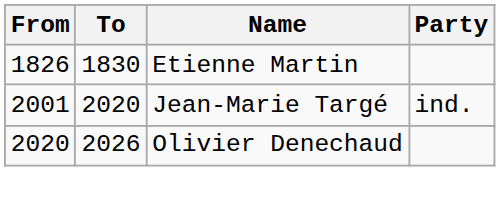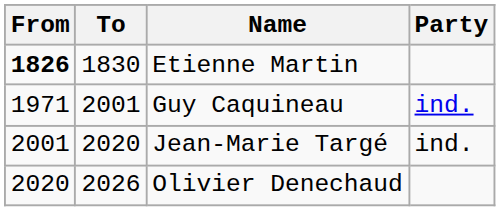(40, 65) normal -> (40, 65) bold
+ row: (248, 105)
